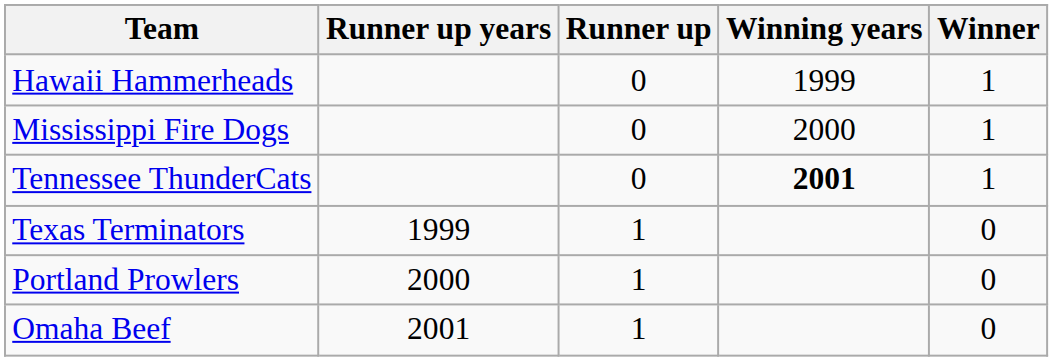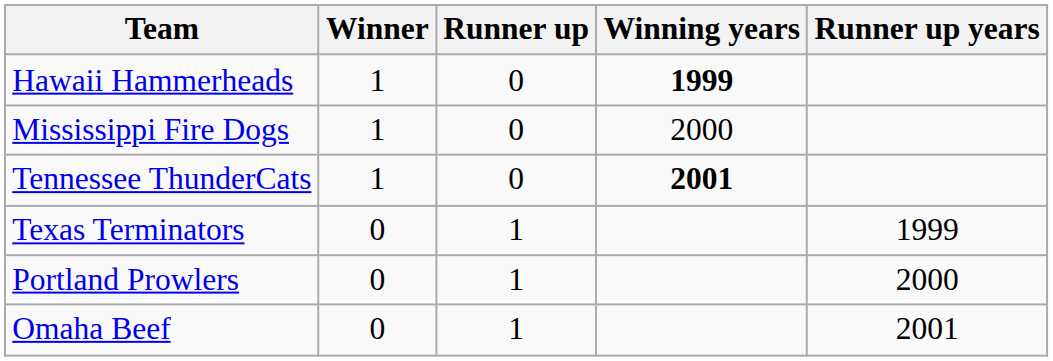columns swapped: (988, 29) <-> (439, 29)
(824, 79) normal -> (702, 79) bold
